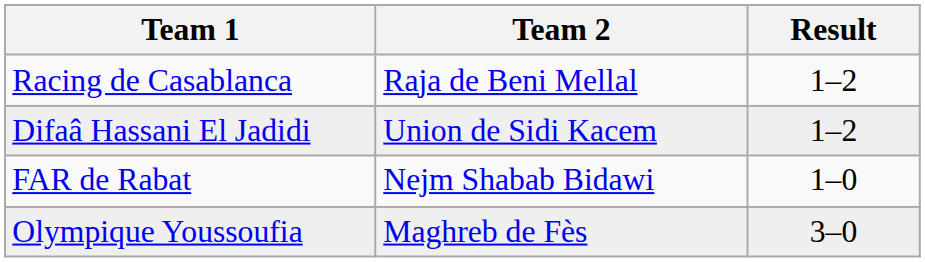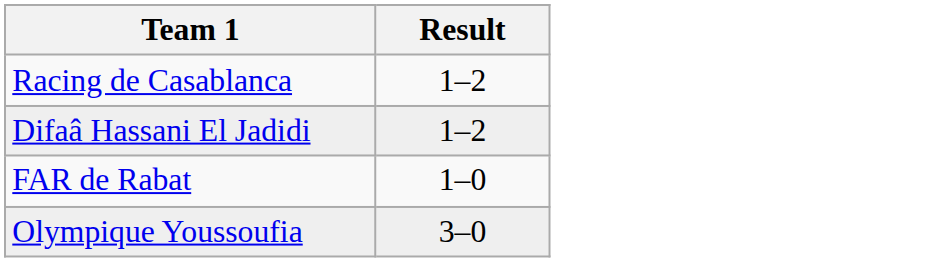- column: (561, 29)
